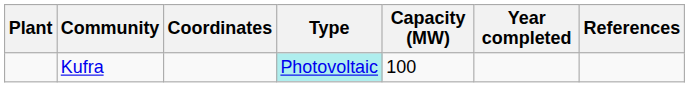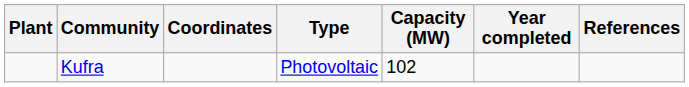(329, 67) paleturquoise background -> (329, 67) no background
(401, 67) 100 -> (401, 67) 102
